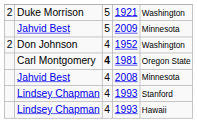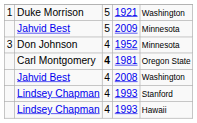(10, 12) 2 -> (10, 12) 1
(10, 45) 2 -> (10, 45) 3
(163, 45) Washington -> (161, 45) Minnesota
(161, 77) Minnesota -> (163, 77) Washington
